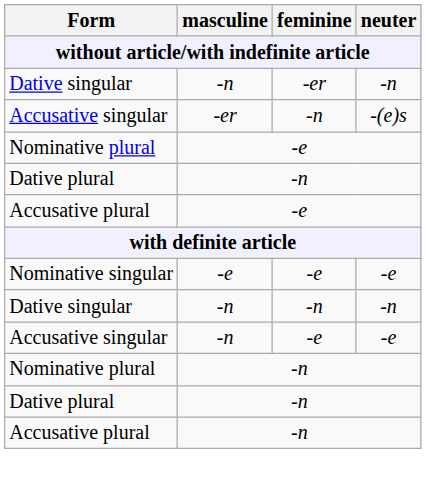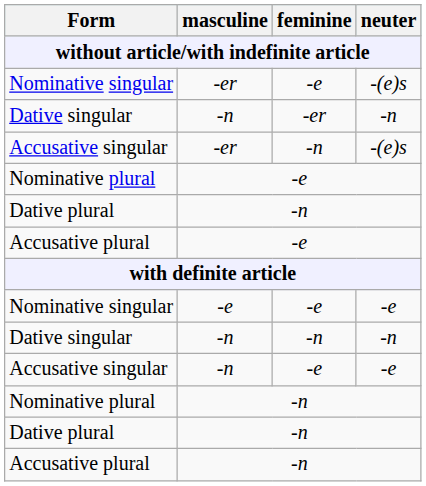+ row: (91, 83)
